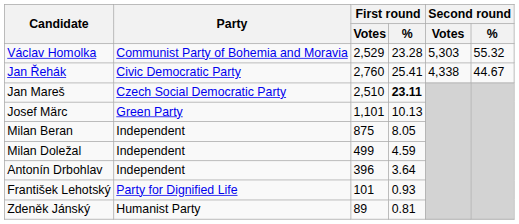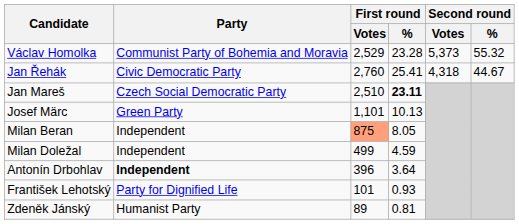(444, 53) 5,303 -> (444, 53) 5,373
(444, 72) 4,338 -> (444, 72) 4,318
(364, 131) no background -> (364, 131) lightsalmon background
(151, 170) normal -> (153, 170) bold
